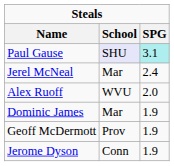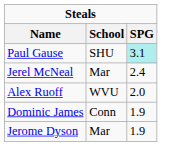(114, 53) lavender background -> (102, 53) no background
(112, 111) Mar -> (103, 111) Conn
- row: (52, 131)
(115, 151) Conn -> (99, 131) Mar
